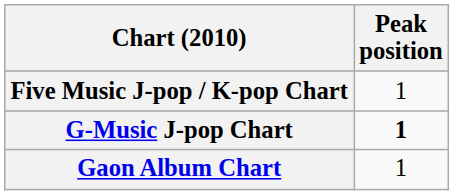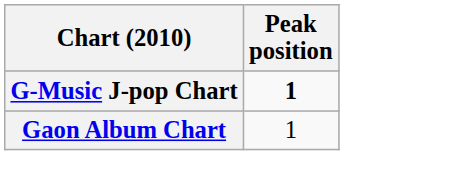- row: (179, 90)
